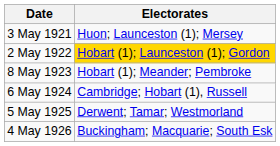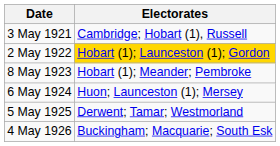(160, 33) Huon; Launceston (1); Mersey -> (162, 33) Cambridge; Hobart (1), Russell
(162, 92) Cambridge; Hobart (1), Russell -> (160, 92) Huon; Launceston (1); Mersey
